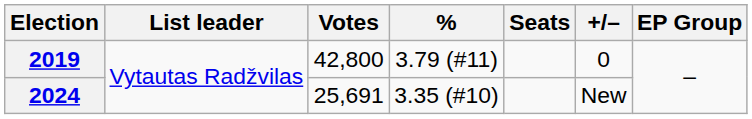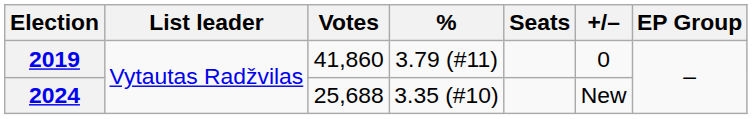(349, 58) 42,800 -> (349, 58) 41,860
(349, 95) 25,691 -> (349, 95) 25,688
